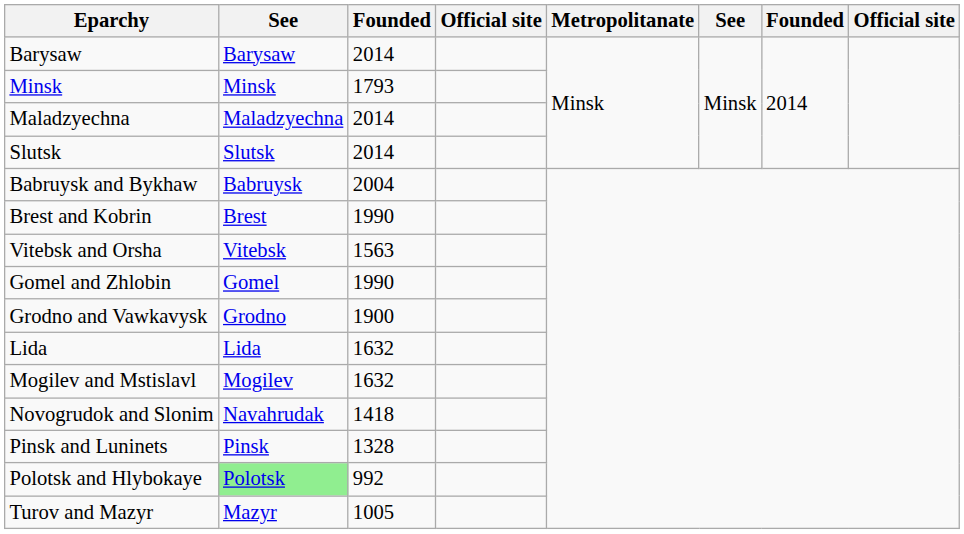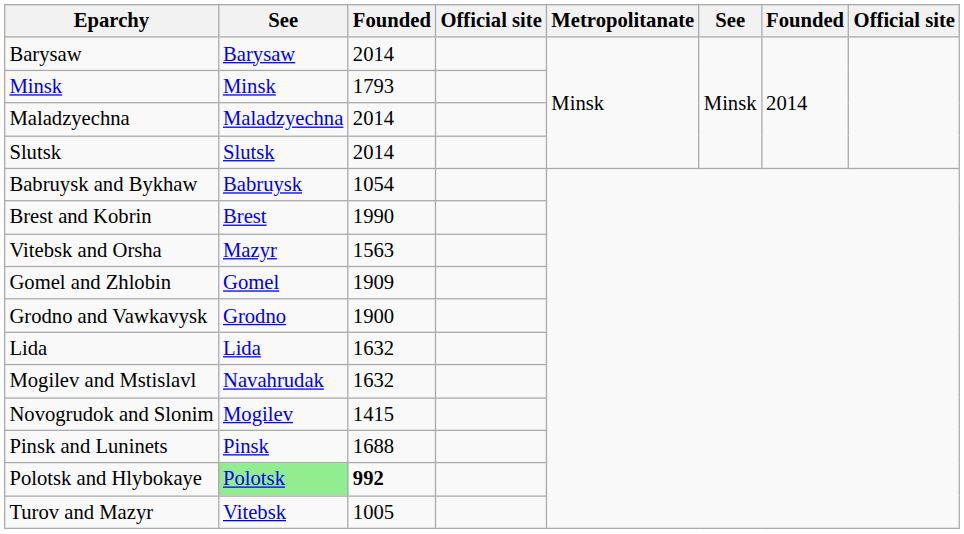(374, 184) 2004 -> (374, 184) 1054
(255, 250) Vitebsk -> (250, 250) Mazyr
(374, 282) 1990 -> (374, 282) 1909
(258, 380) Mogilev -> (273, 380) Navahrudak
(273, 413) Navahrudak -> (258, 413) Mogilev
(374, 413) 1418 -> (374, 413) 1415
(374, 446) 1328 -> (374, 446) 1688
(368, 479) normal -> (368, 479) bold
(250, 511) Mazyr -> (255, 511) Vitebsk
